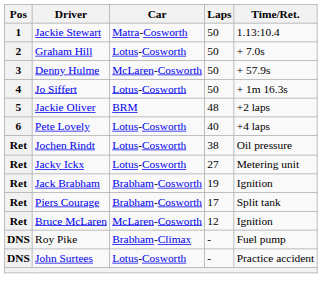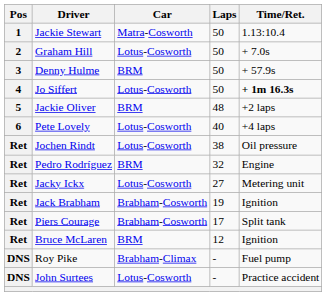(157, 70) McLaren-Cosworth -> (130, 70) BRM
(262, 89) normal -> (268, 89) bold
+ row: (74, 164)
(157, 220) McLaren-Cosworth -> (130, 239) BRM
